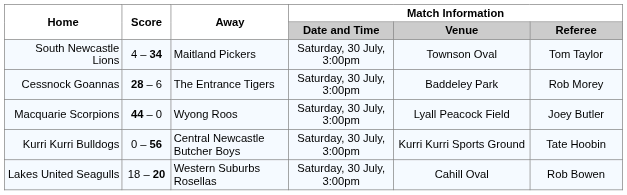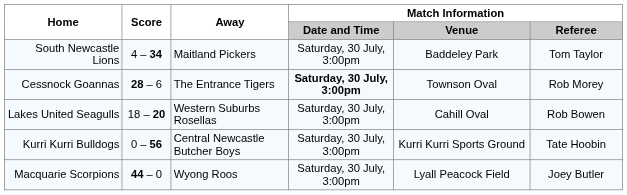(462, 54) Townson Oval -> (462, 54) Baddeley Park
(341, 84) normal -> (341, 84) bold
(462, 84) Baddeley Park -> (462, 84) Townson Oval
rows swapped: (64, 174) <-> (67, 114)
